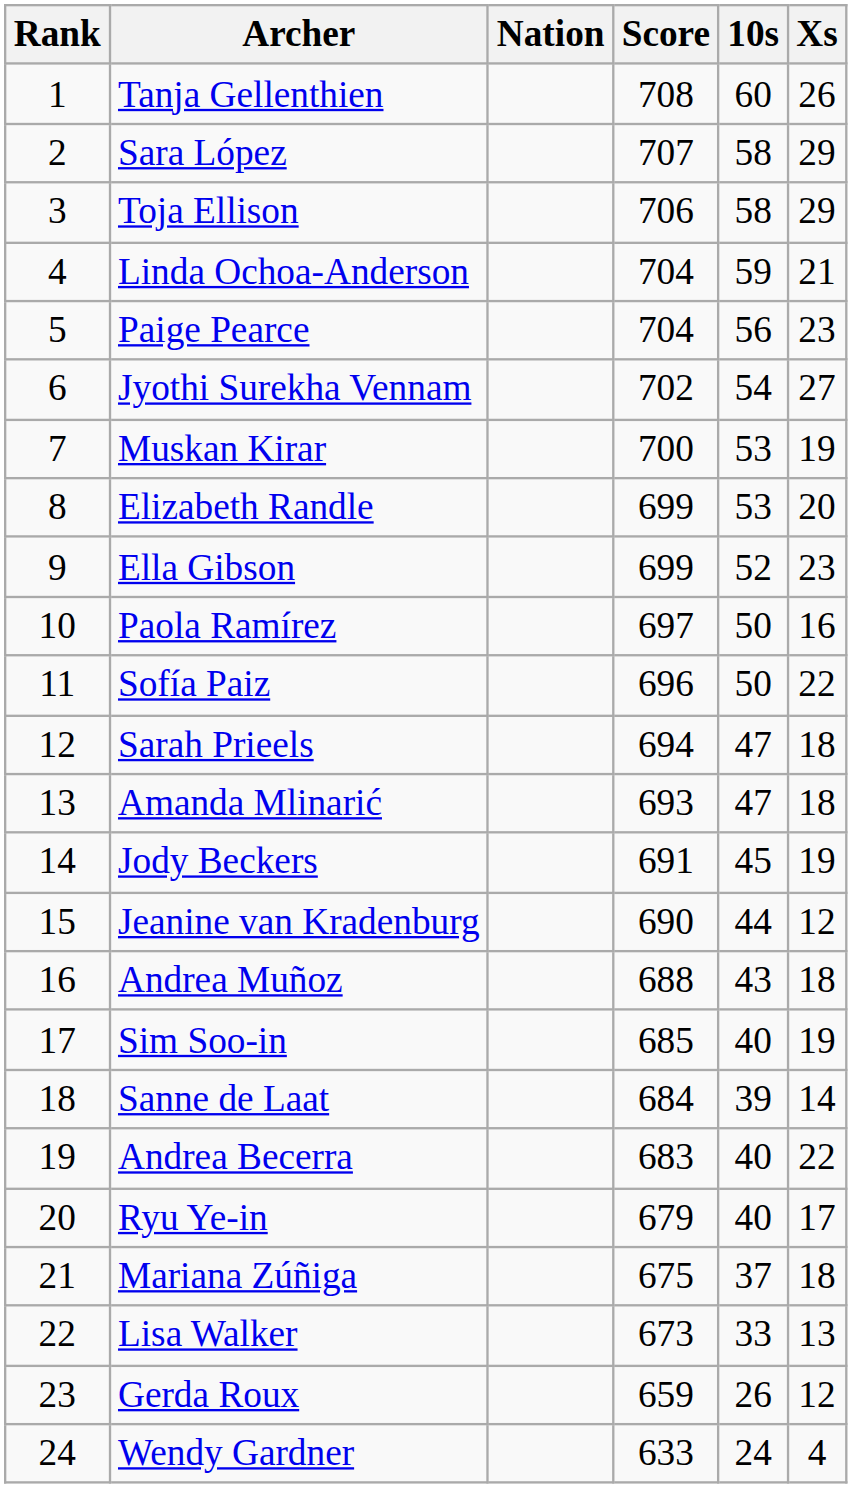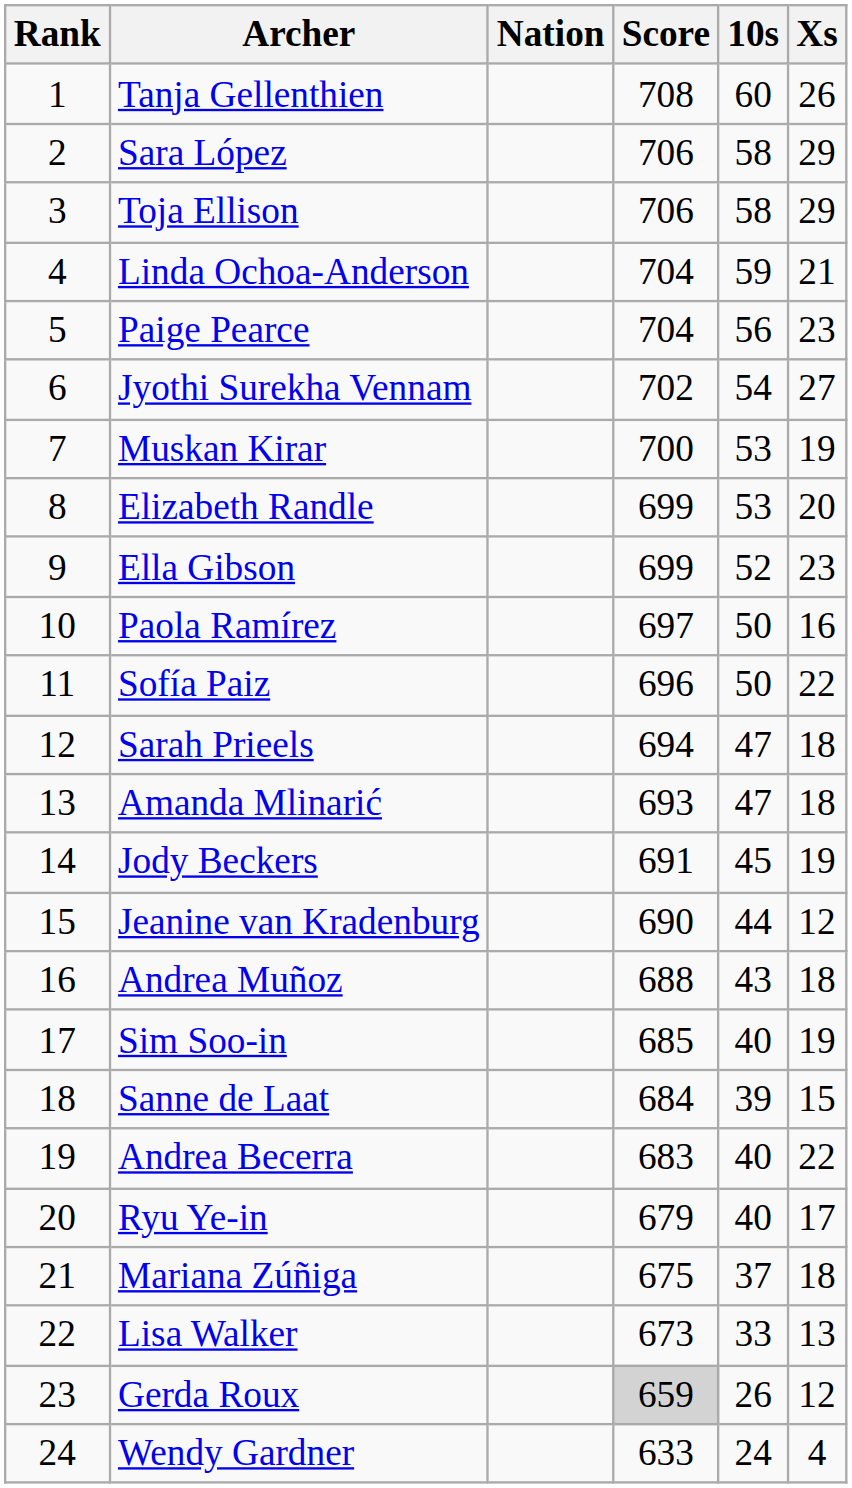(666, 152) 707 -> (666, 152) 706
(817, 1098) 14 -> (817, 1098) 15
(666, 1393) no background -> (666, 1393) lightgrey background
